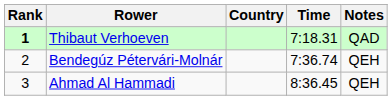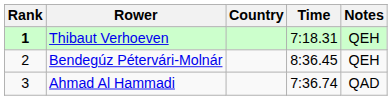(364, 38) QAD -> (364, 38) QEH
(314, 60) 7:36.74 -> (314, 60) 8:36.45
(314, 83) 8:36.45 -> (314, 83) 7:36.74
(364, 83) QEH -> (364, 83) QAD
